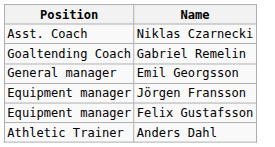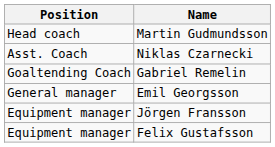+ row: (202, 34)
- row: (177, 133)
